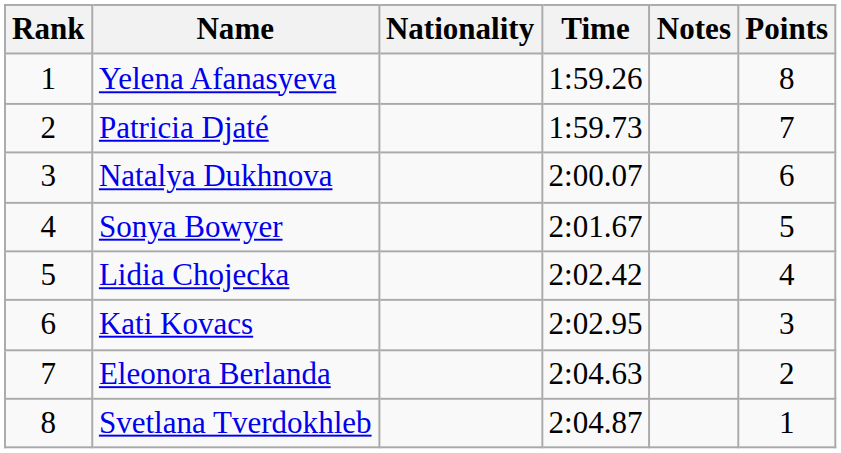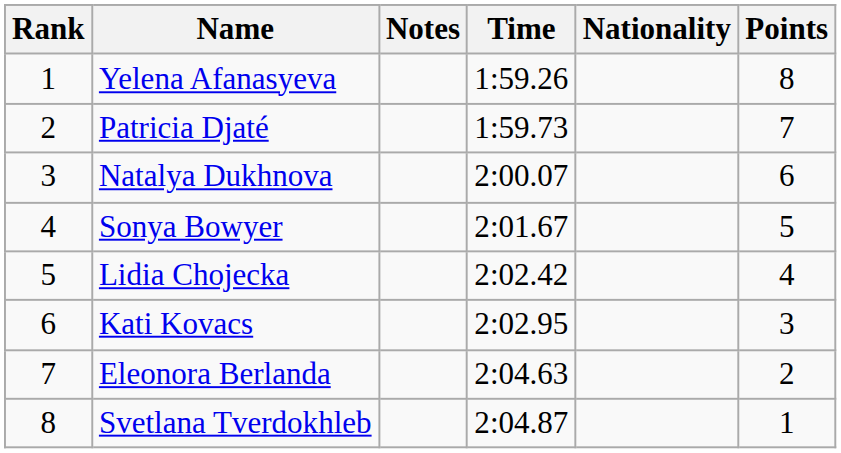columns swapped: (460, 29) <-> (694, 29)
